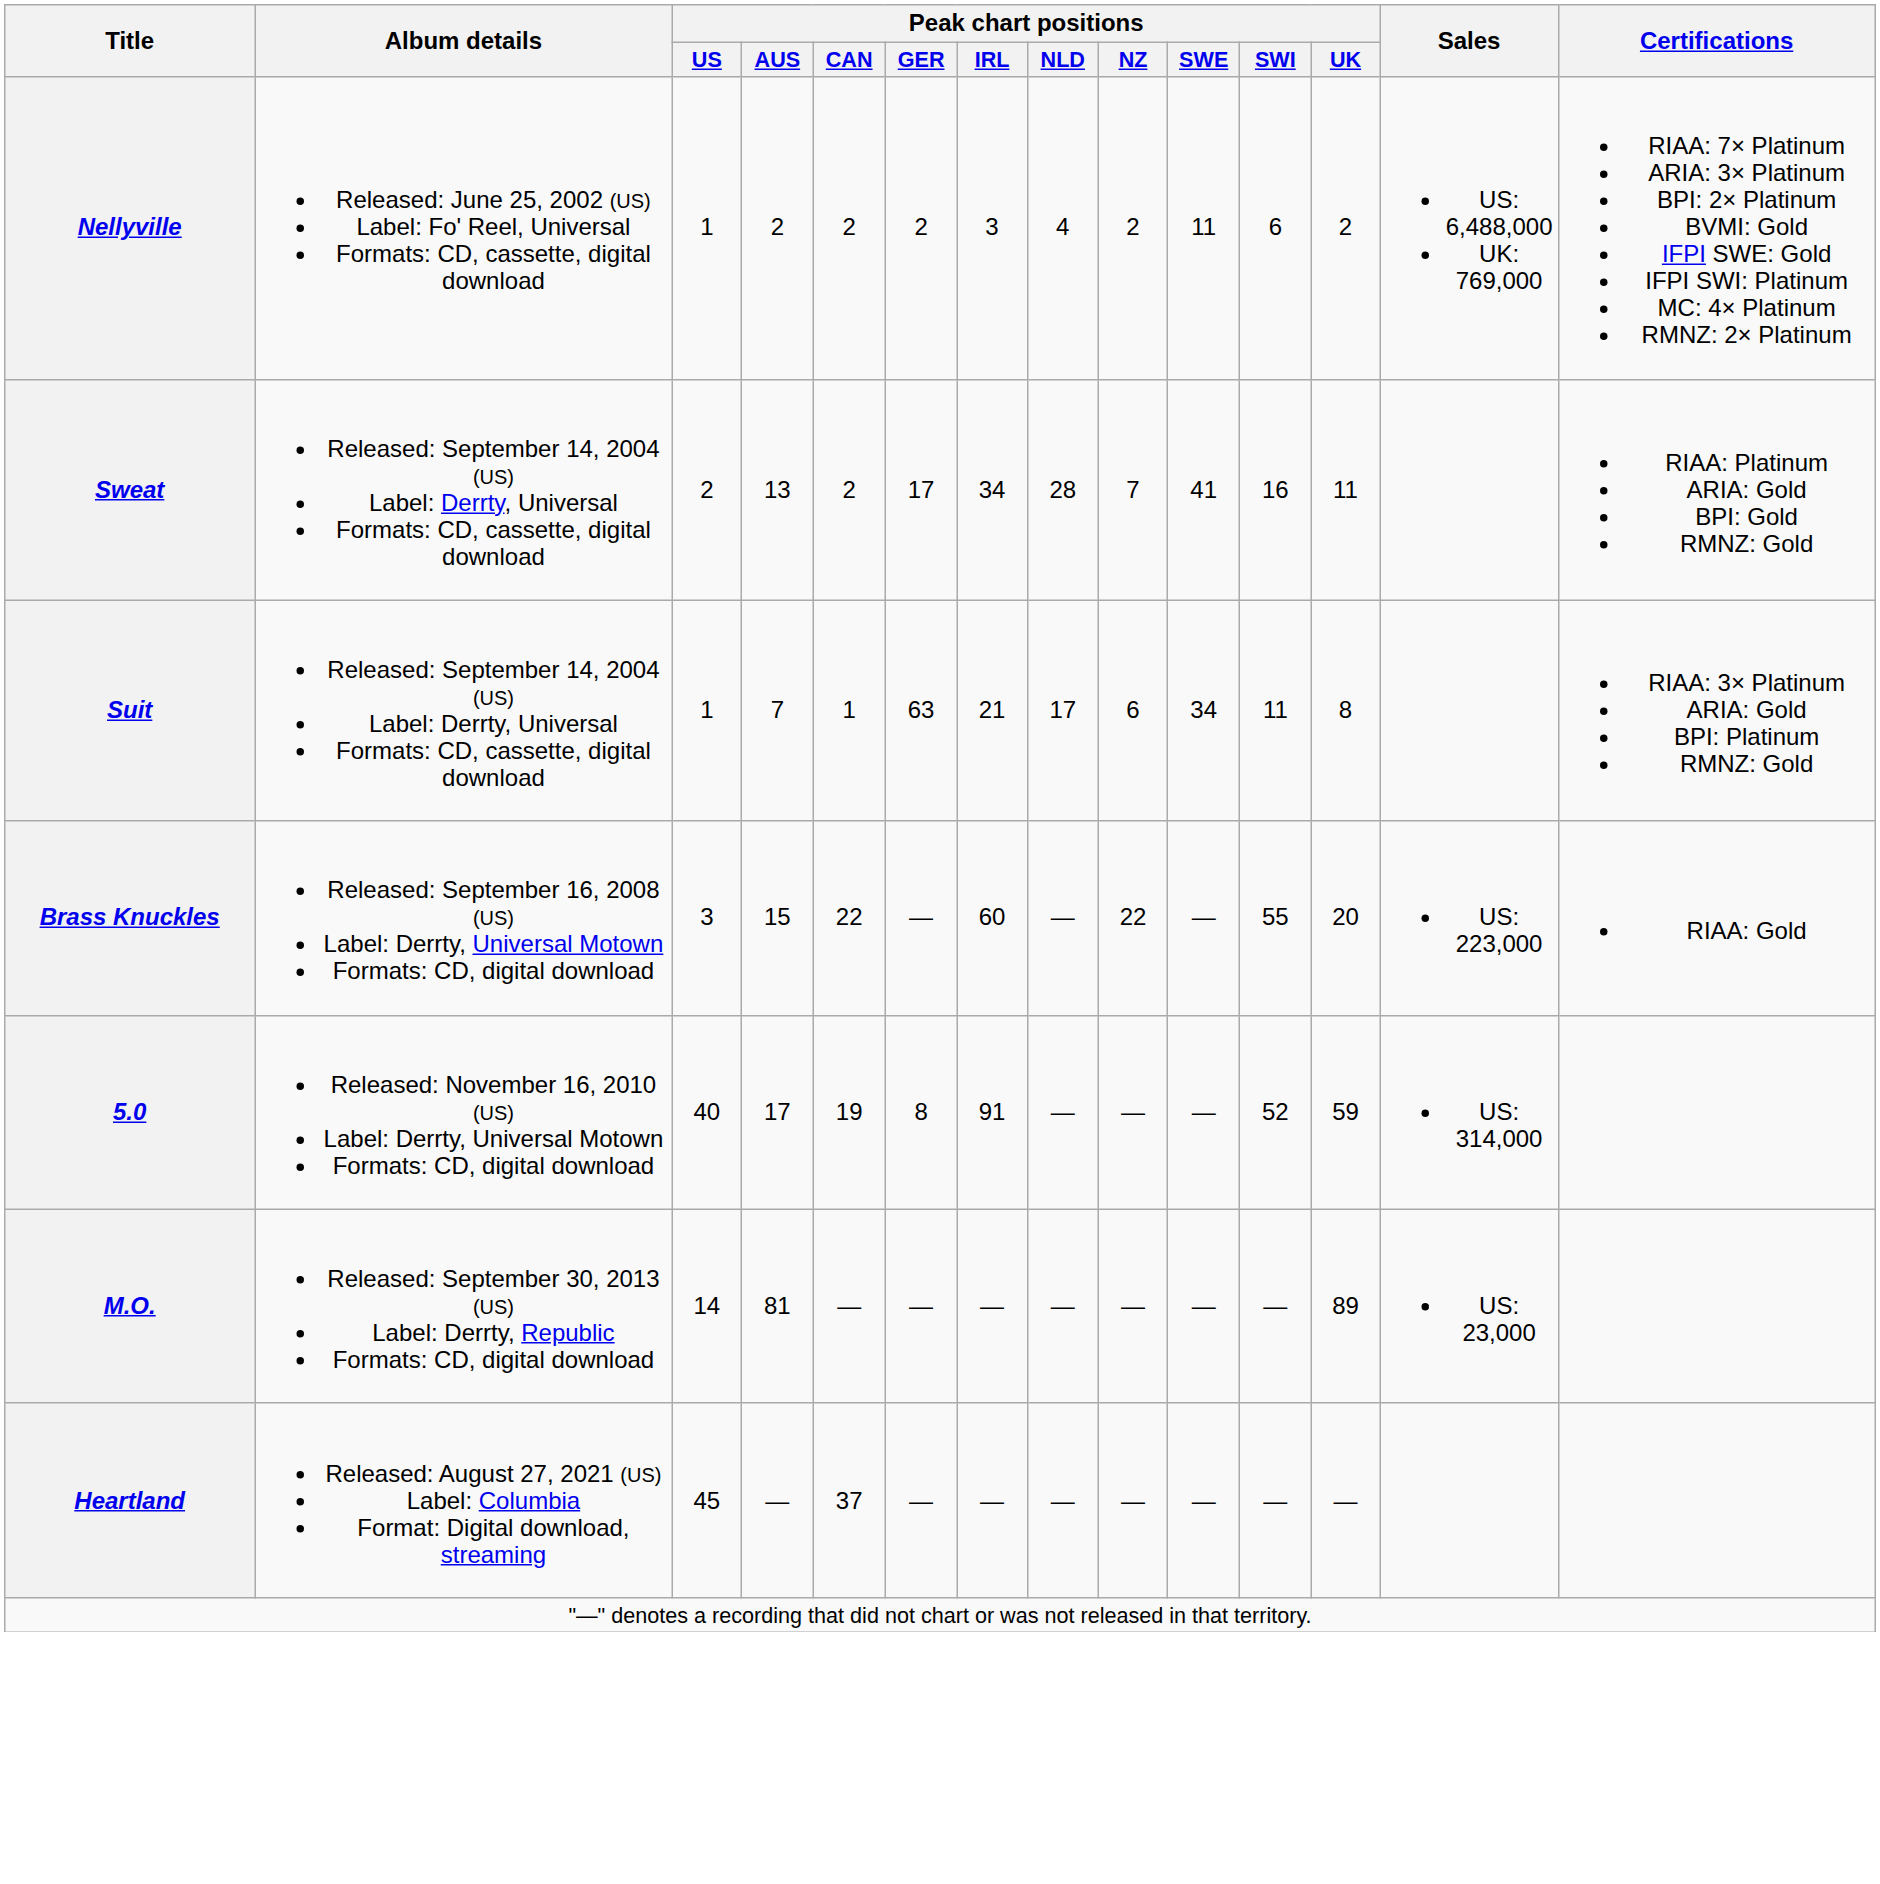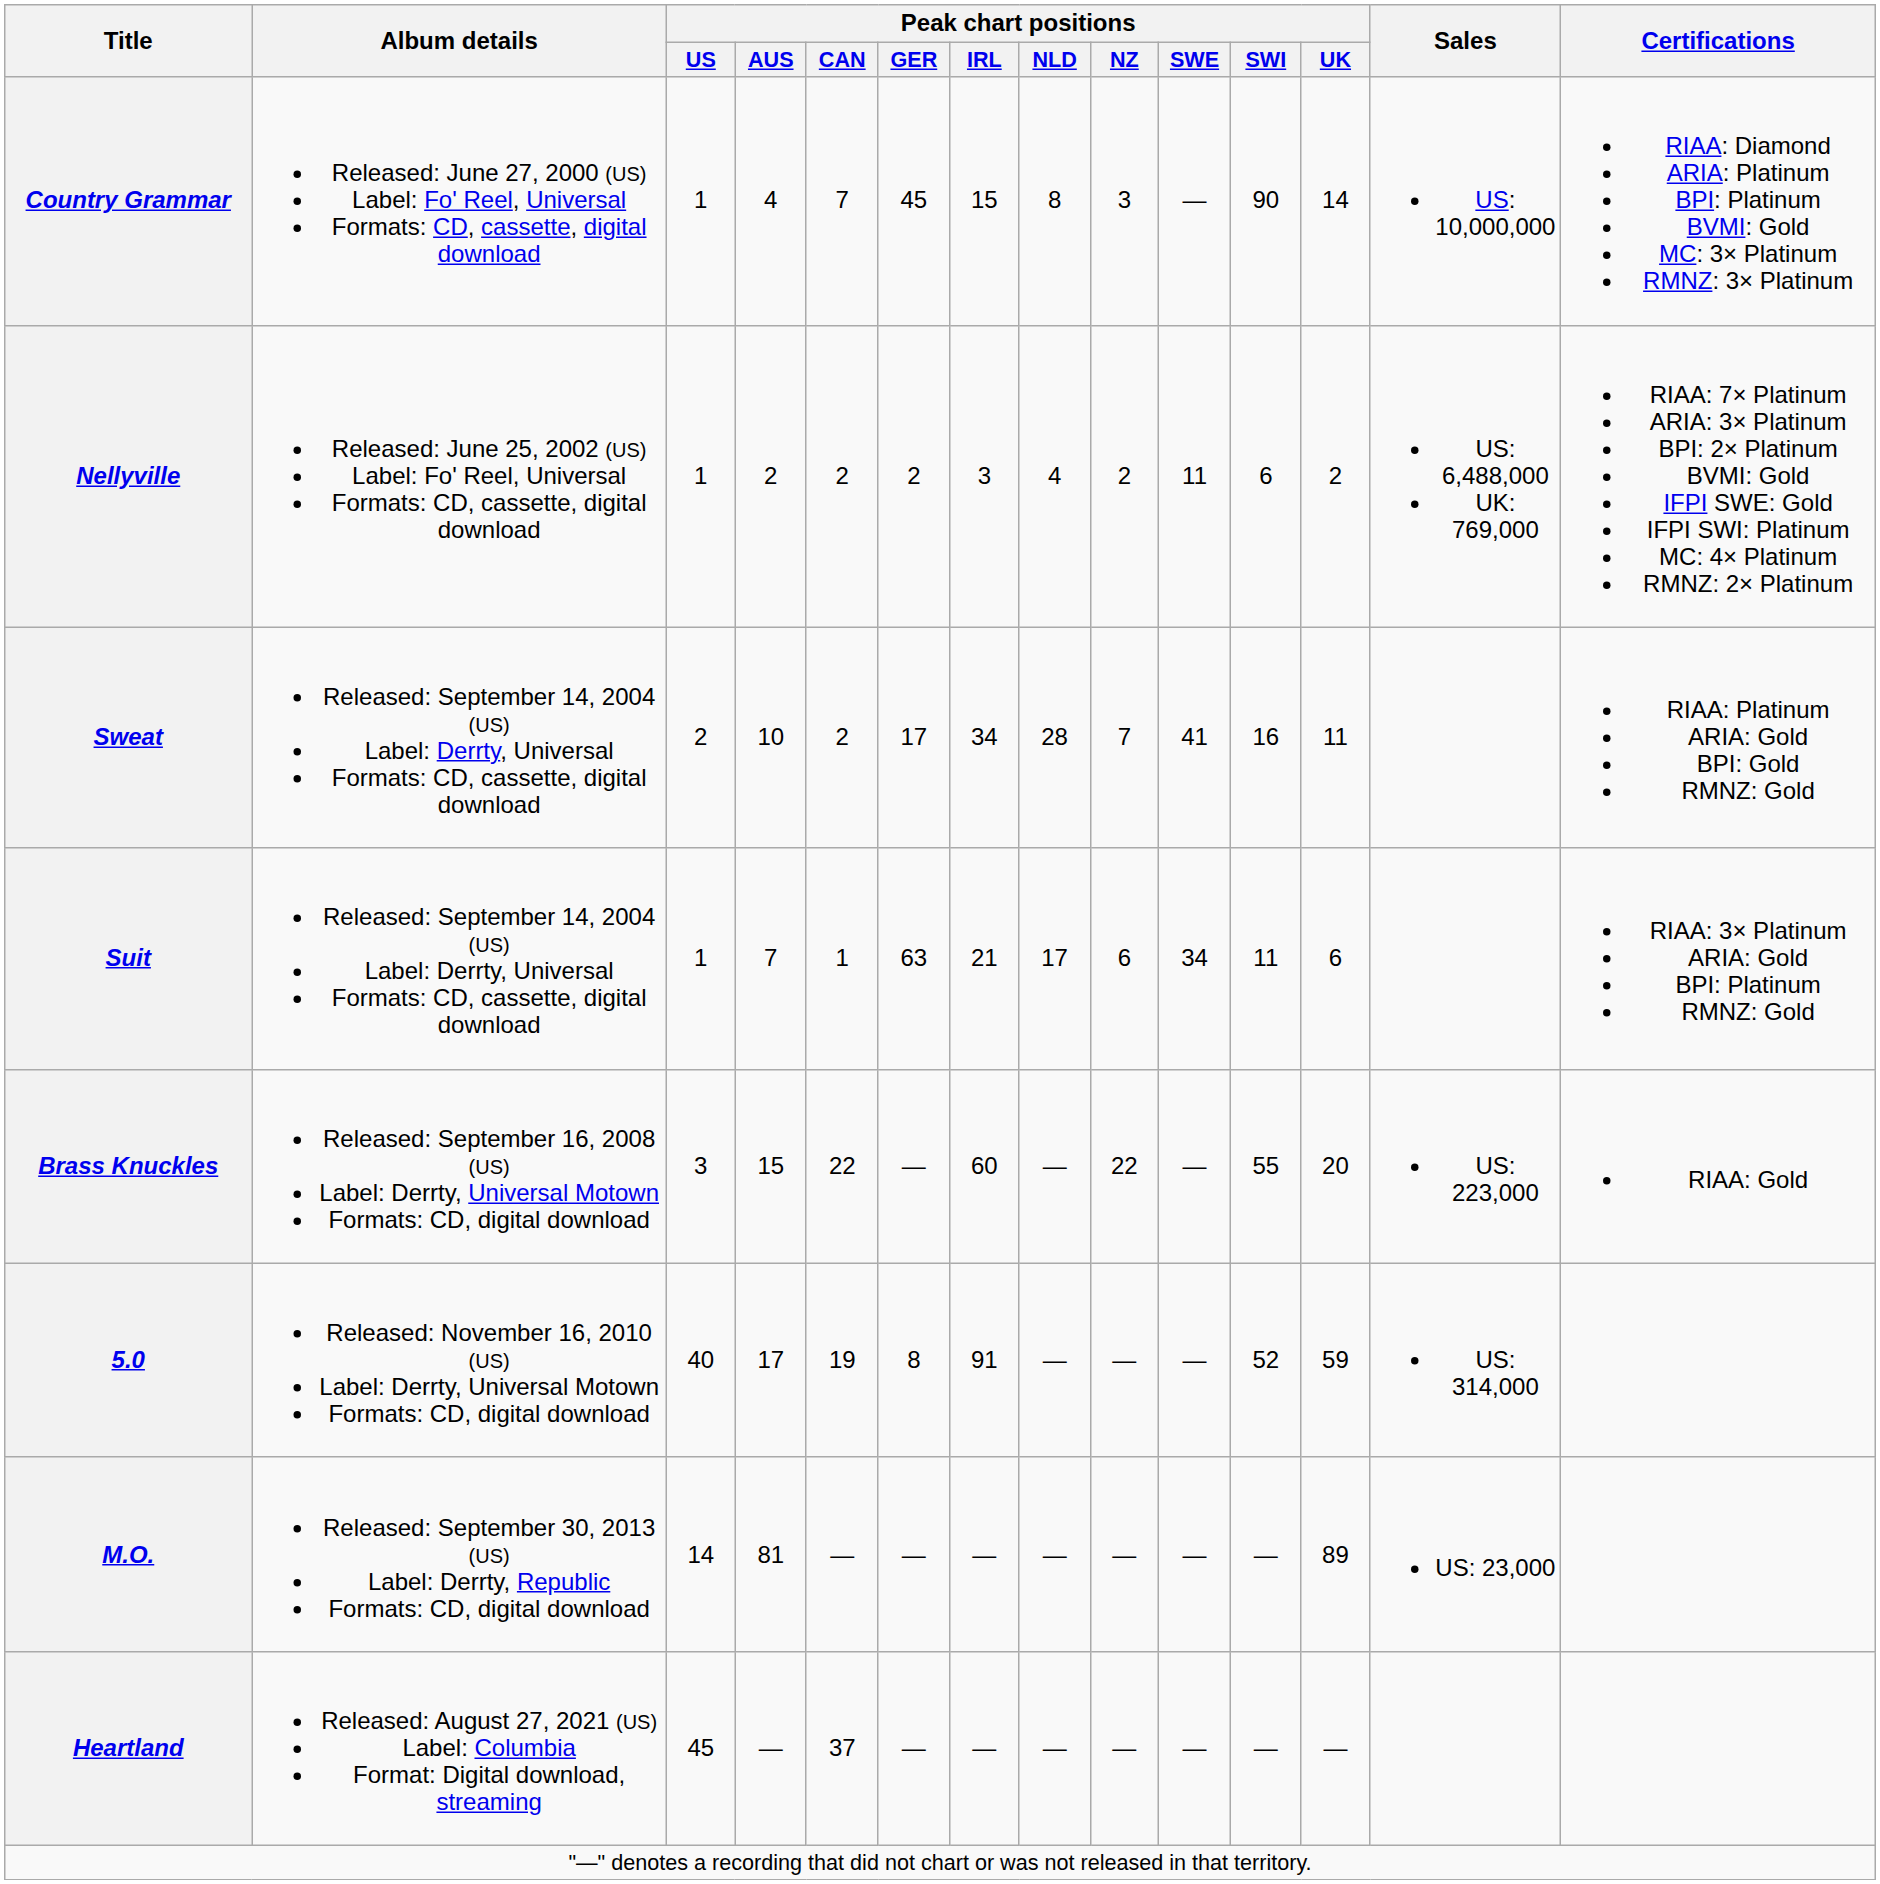+ row: (128, 200)
(777, 489) 13 -> (771, 737) 10
(1345, 710) 8 -> (1335, 958) 6
